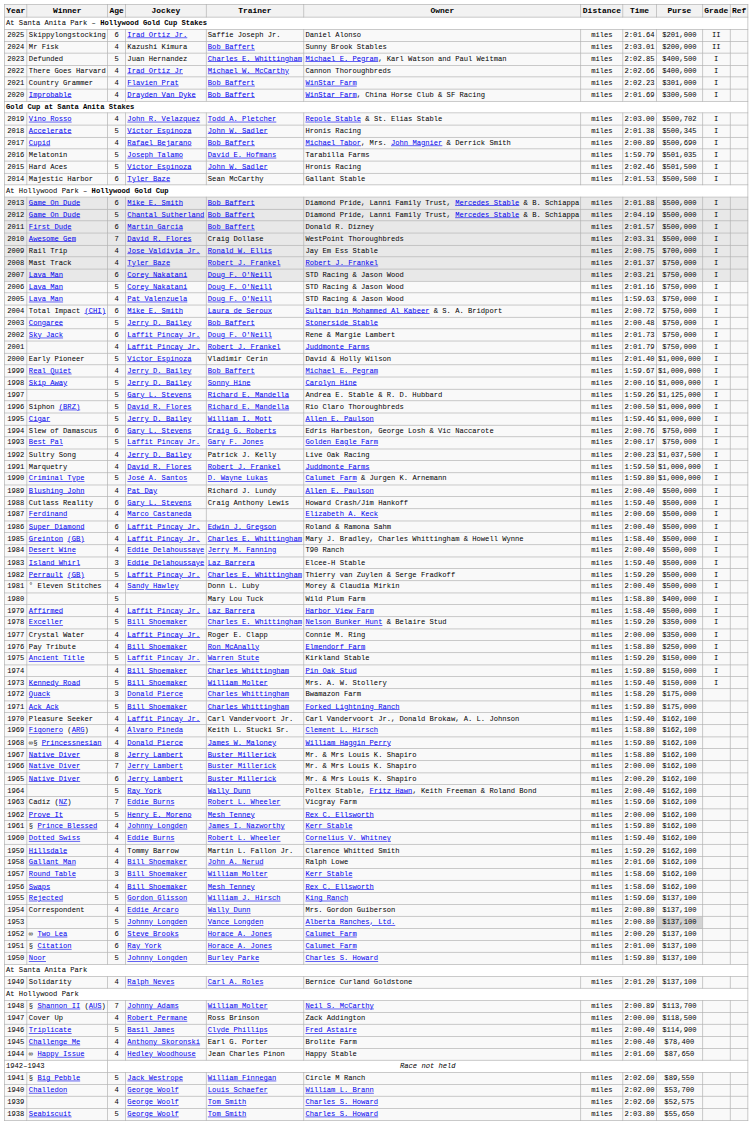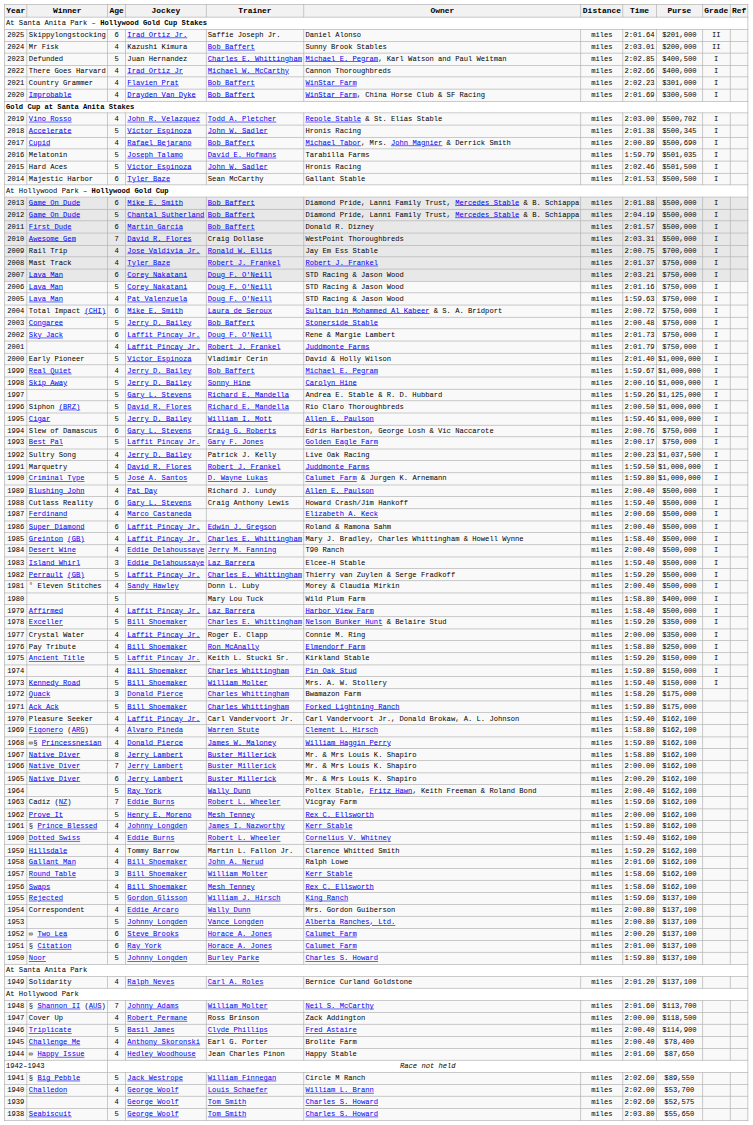(234, 659) Warren Stute -> (248, 659) Keith L. Stucki Sr.
(248, 731) Keith L. Stucki Sr. -> (234, 731) Warren Stute
(679, 922) lightgrey background -> (679, 922) no background
(640, 1006) 2:00.89 -> (640, 1006) 2:01.60
